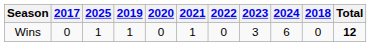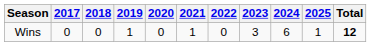columns swapped: (318, 13) <-> (98, 13)
